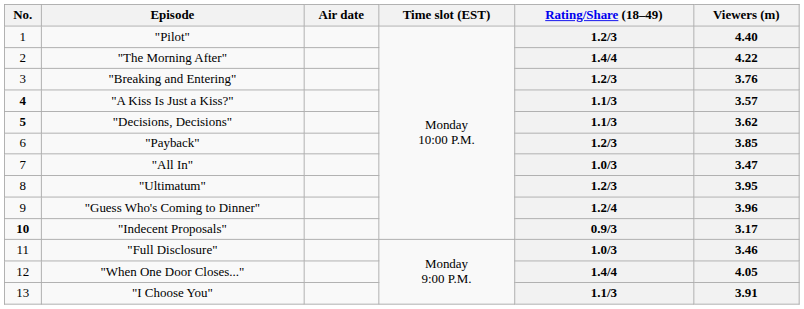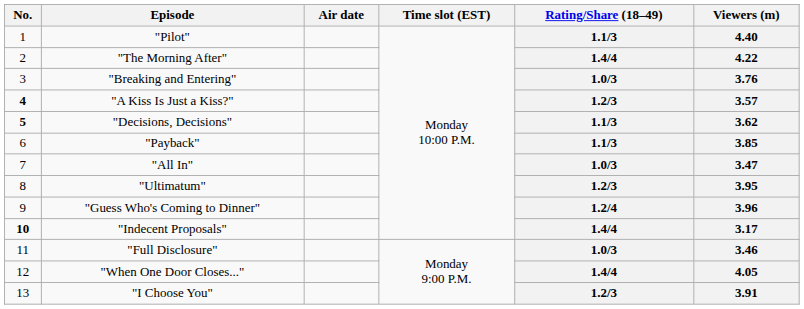(604, 36) 1.2/3 -> (604, 36) 1.1/3
(604, 79) 1.2/3 -> (604, 79) 1.0/3
(604, 101) 1.1/3 -> (604, 101) 1.2/3
(604, 143) 1.2/3 -> (604, 143) 1.1/3
(604, 229) 0.9/3 -> (604, 229) 1.4/4
(604, 293) 1.1/3 -> (604, 293) 1.2/3
